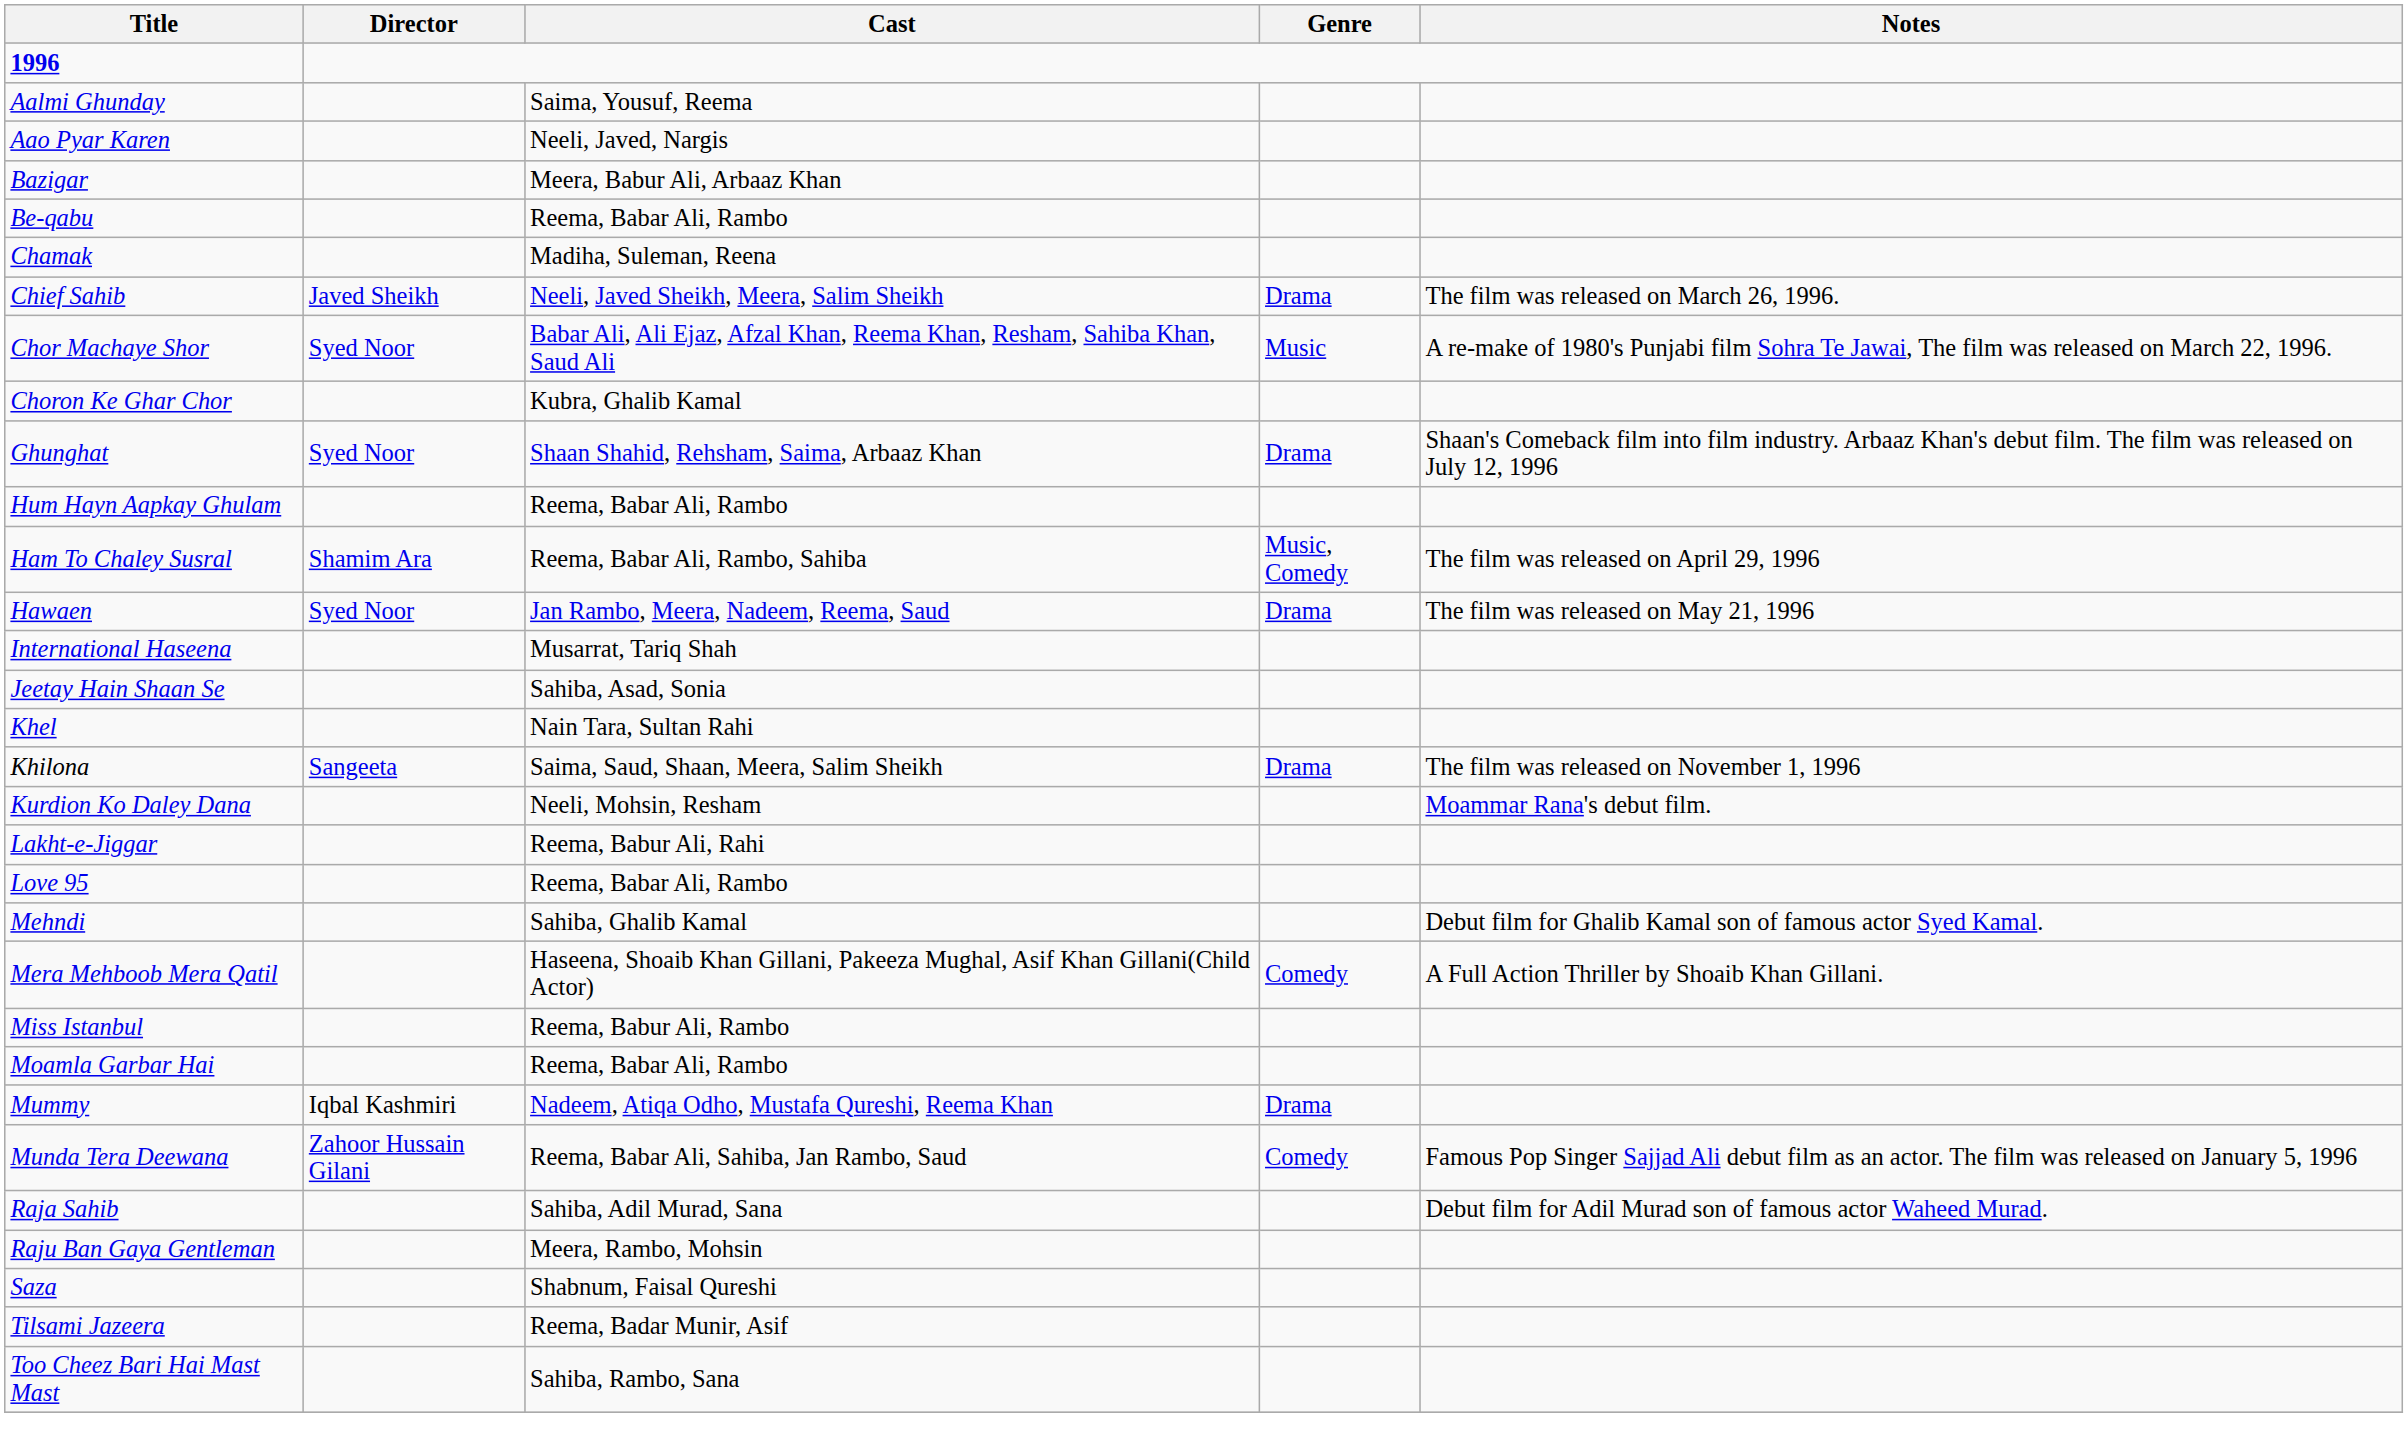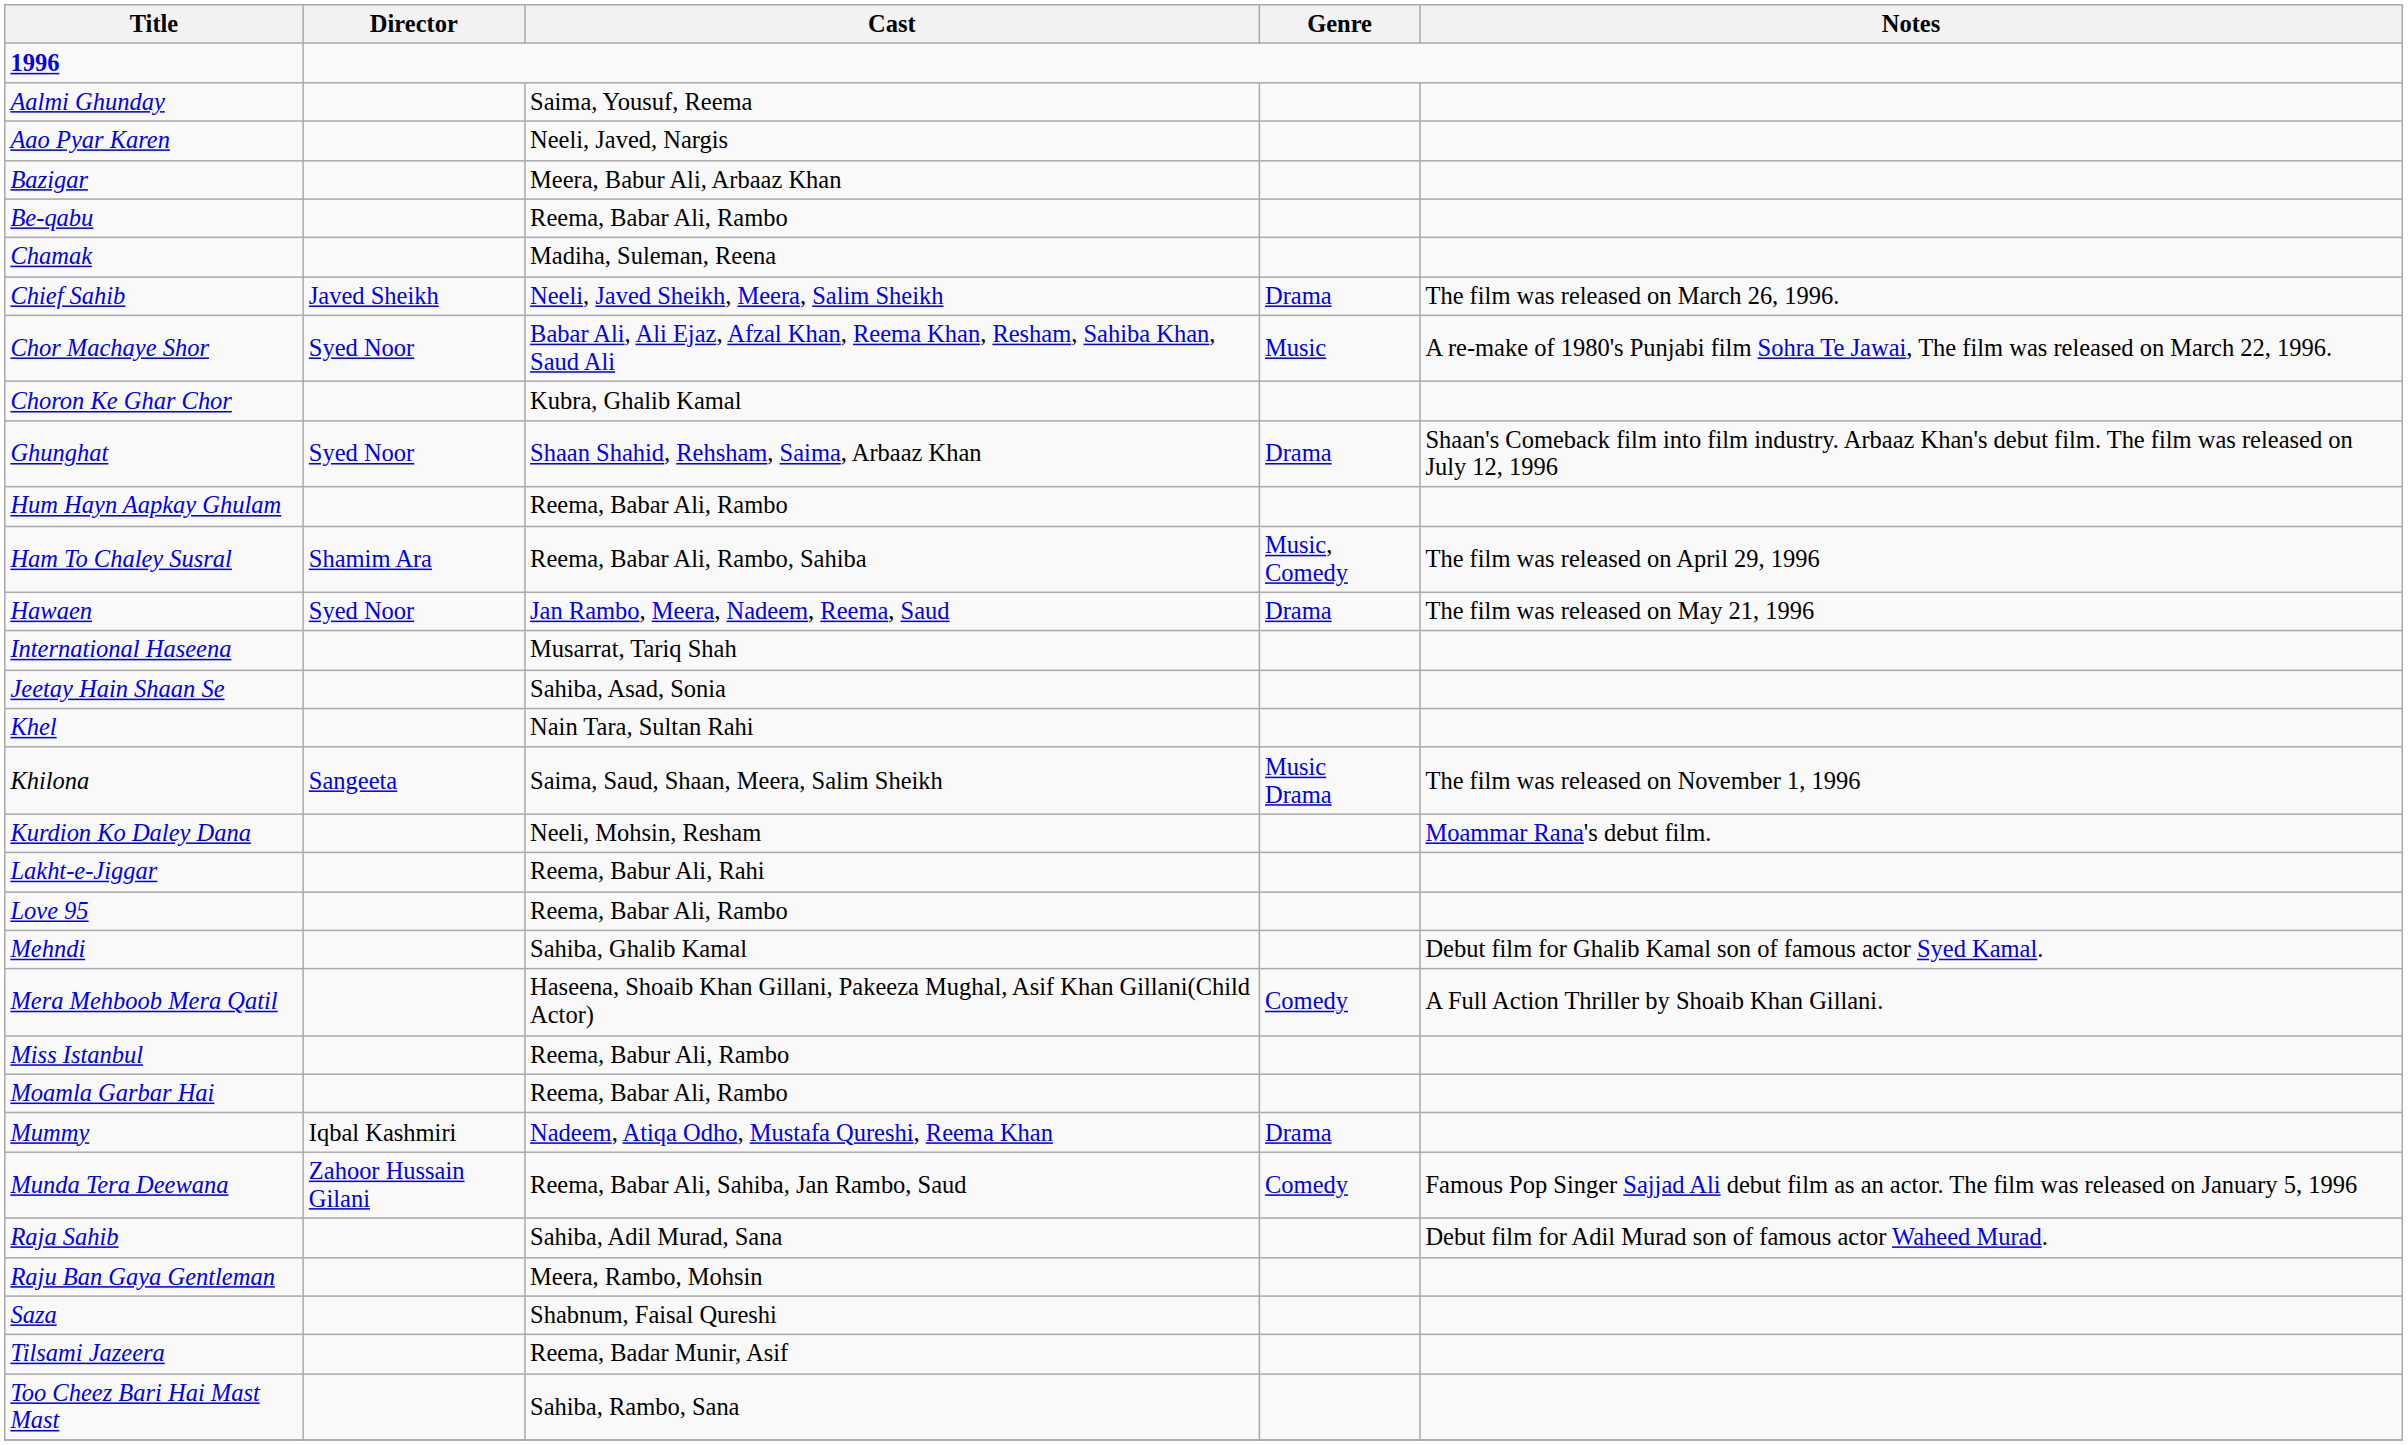(1298, 766) Drama -> (1298, 780) Music Drama
